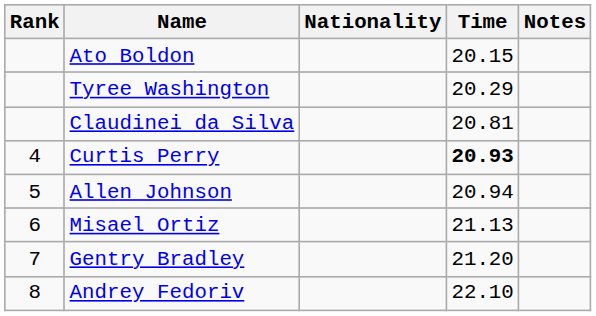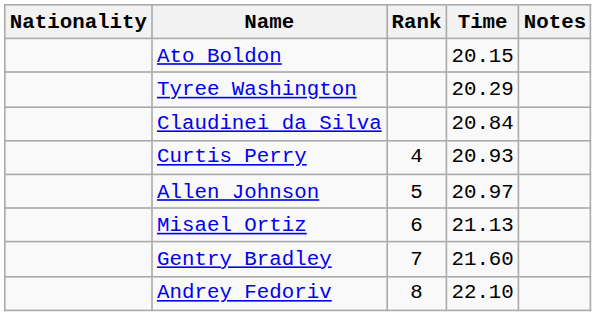columns swapped: (35, 22) <-> (373, 22)
(483, 123) 20.81 -> (483, 123) 20.84
(483, 157) bold -> (483, 157) normal
(483, 191) 20.94 -> (483, 191) 20.97
(483, 259) 21.20 -> (483, 259) 21.60
